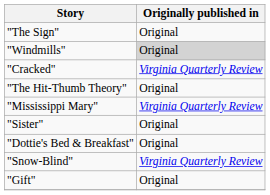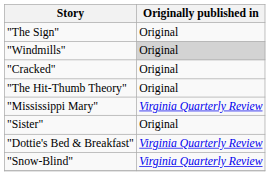(201, 69) Virginia Quarterly Review -> (159, 69) Original
(159, 143) Original -> (201, 143) Virginia Quarterly Review
- row: (21, 180)
